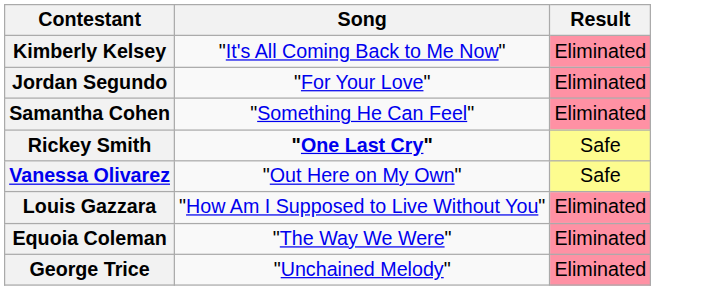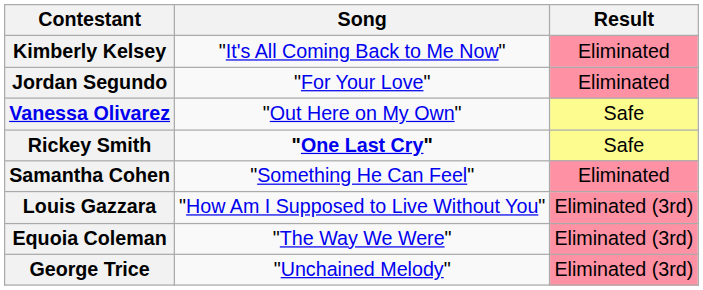rows swapped: (90, 176) <-> (90, 113)
(600, 207) Eliminated -> (624, 207) Eliminated (3rd)
(600, 238) Eliminated -> (624, 238) Eliminated (3rd)
(600, 269) Eliminated -> (624, 269) Eliminated (3rd)
